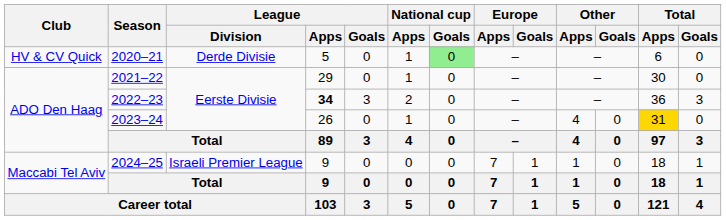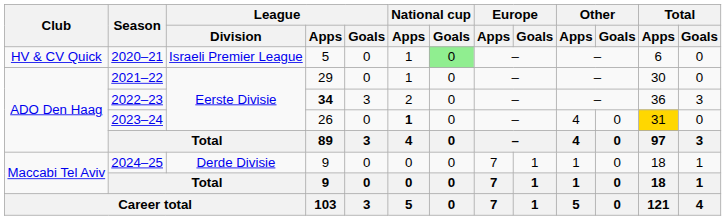(236, 57) Derde Divisie -> (236, 57) Israeli Premier League
(409, 120) normal -> (409, 120) bold
(236, 162) Israeli Premier League -> (236, 162) Derde Divisie
